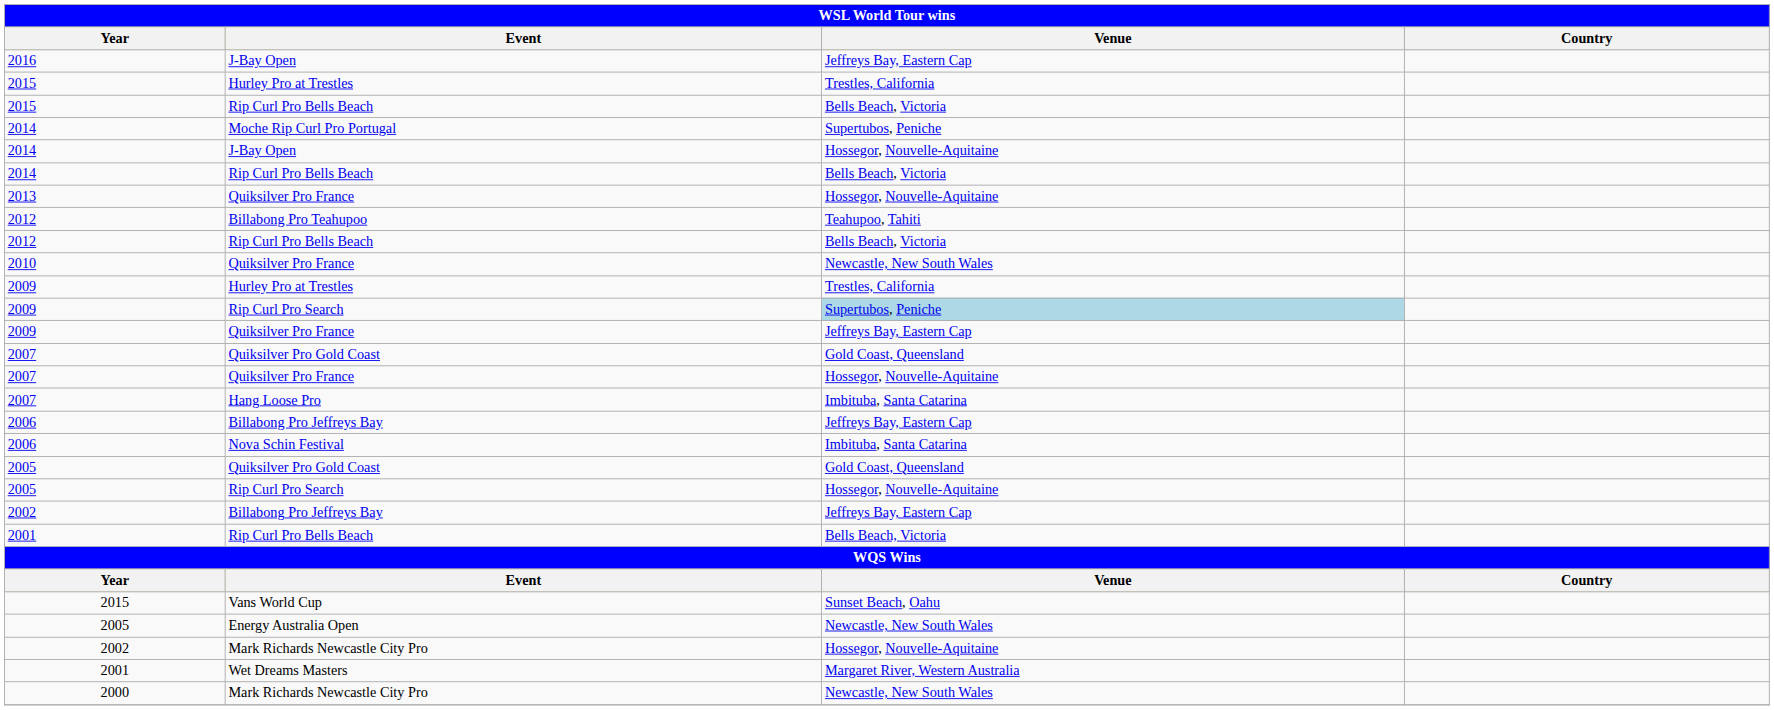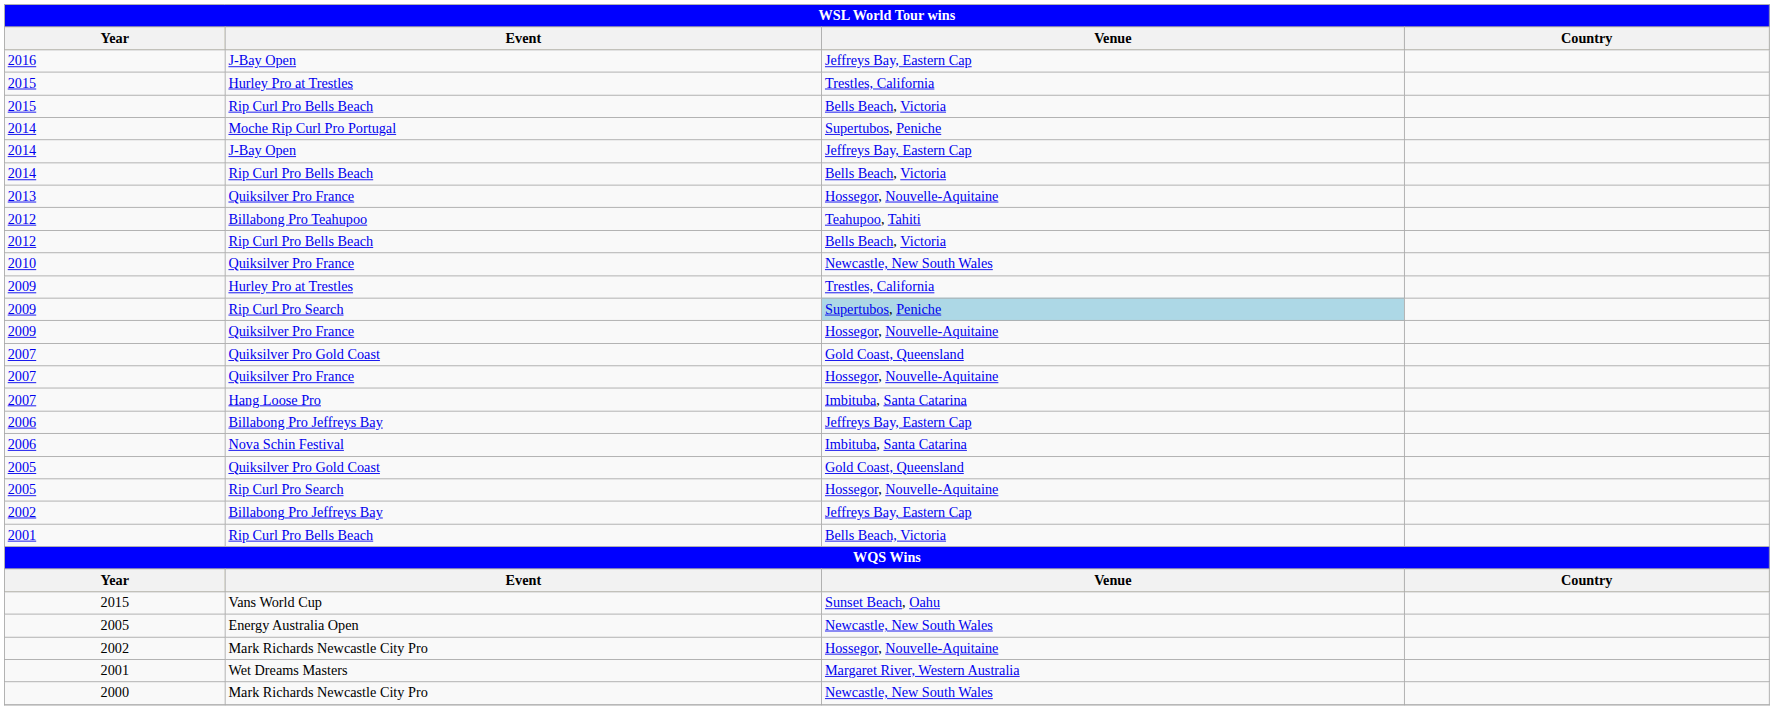(912, 151) Hossegor, Nouvelle-Aquitaine -> (898, 151) Jeffreys Bay, Eastern Cap
(898, 331) Jeffreys Bay, Eastern Cap -> (912, 331) Hossegor, Nouvelle-Aquitaine
